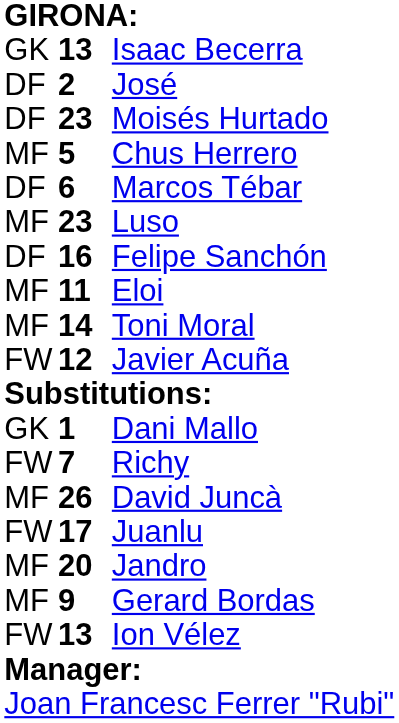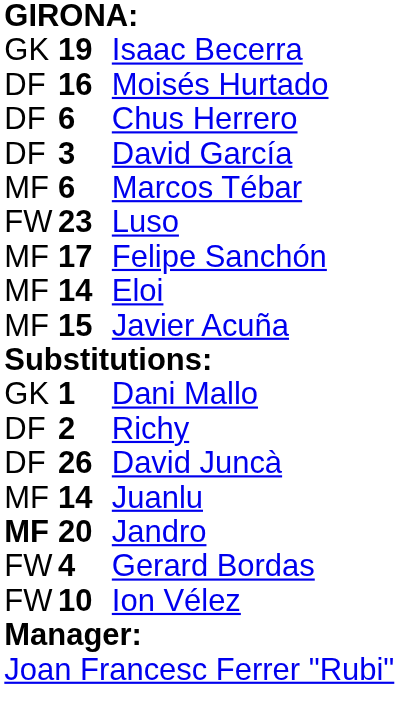(75, 50) 13 -> (75, 50) 19
- row: (145, 84)
(75, 118) 23 -> (75, 84) 16
(27, 153) MF -> (25, 118) DF
(67, 153) 5 -> (67, 118) 6
+ row: (202, 153)
(25, 187) DF -> (27, 187) MF
(27, 222) MF -> (28, 222) FW
(25, 256) DF -> (27, 256) MF
(75, 256) 16 -> (75, 256) 17
(74, 290) 11 -> (75, 290) 14
- row: (183, 325)
(28, 359) FW -> (27, 325) MF
(75, 359) 12 -> (75, 325) 15
(28, 462) FW -> (25, 428) DF
(67, 462) 7 -> (67, 428) 2
(27, 497) MF -> (25, 462) DF
(28, 531) FW -> (27, 497) MF
(75, 531) 17 -> (75, 497) 14
(27, 566) normal -> (27, 531) bold
(27, 600) MF -> (28, 566) FW
(67, 600) 9 -> (67, 566) 4
(75, 634) 13 -> (75, 600) 10
